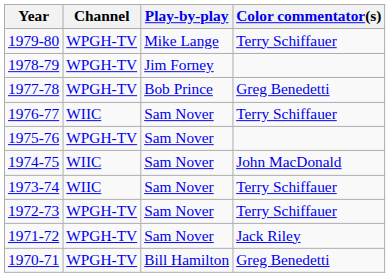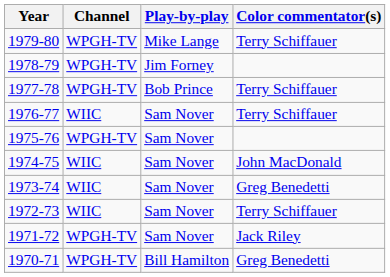(283, 89) Greg Benedetti -> (286, 89) Terry Schiffauer
(286, 187) Terry Schiffauer -> (283, 187) Greg Benedetti
(102, 211) WPGH-TV -> (84, 211) WIIC
